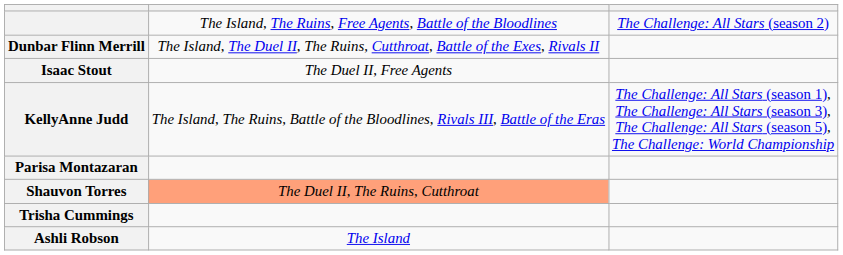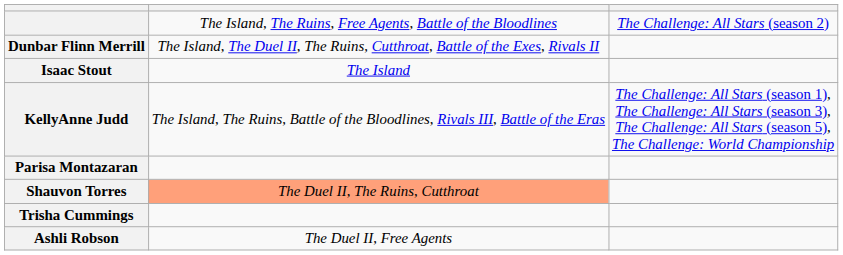(378, 70) The Duel II, Free Agents -> (378, 70) The Island
(378, 238) The Island -> (378, 238) The Duel II, Free Agents
